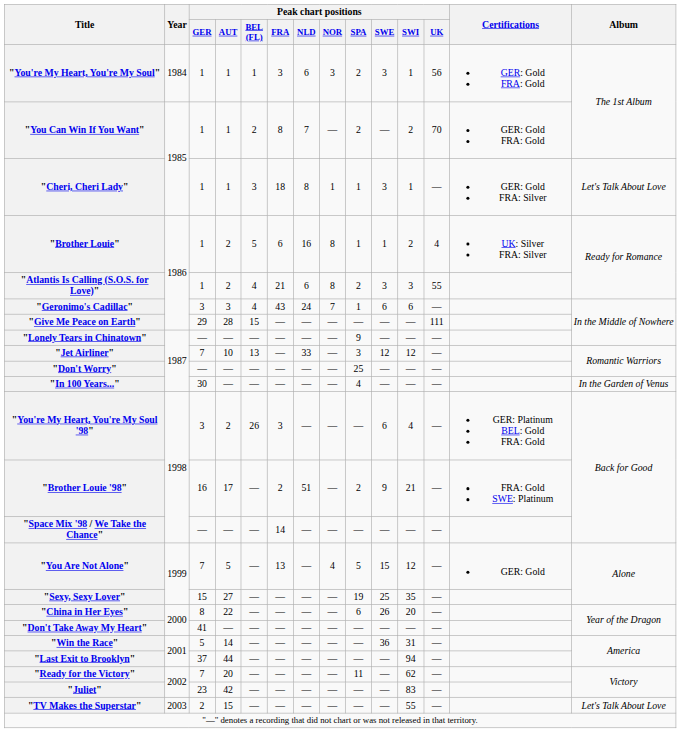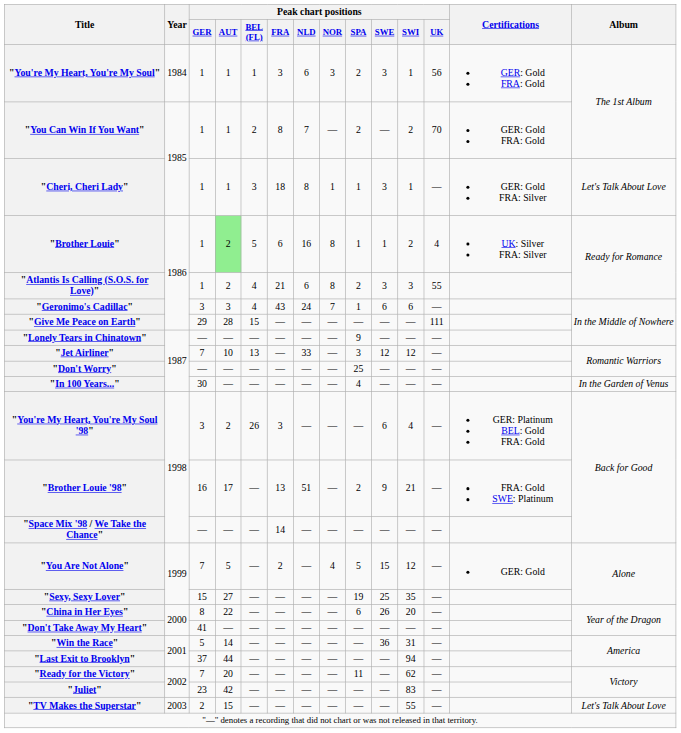(228, 244) no background -> (228, 244) lightgreen background
(280, 488) 2 -> (280, 488) 13
(280, 566) 13 -> (280, 566) 2
